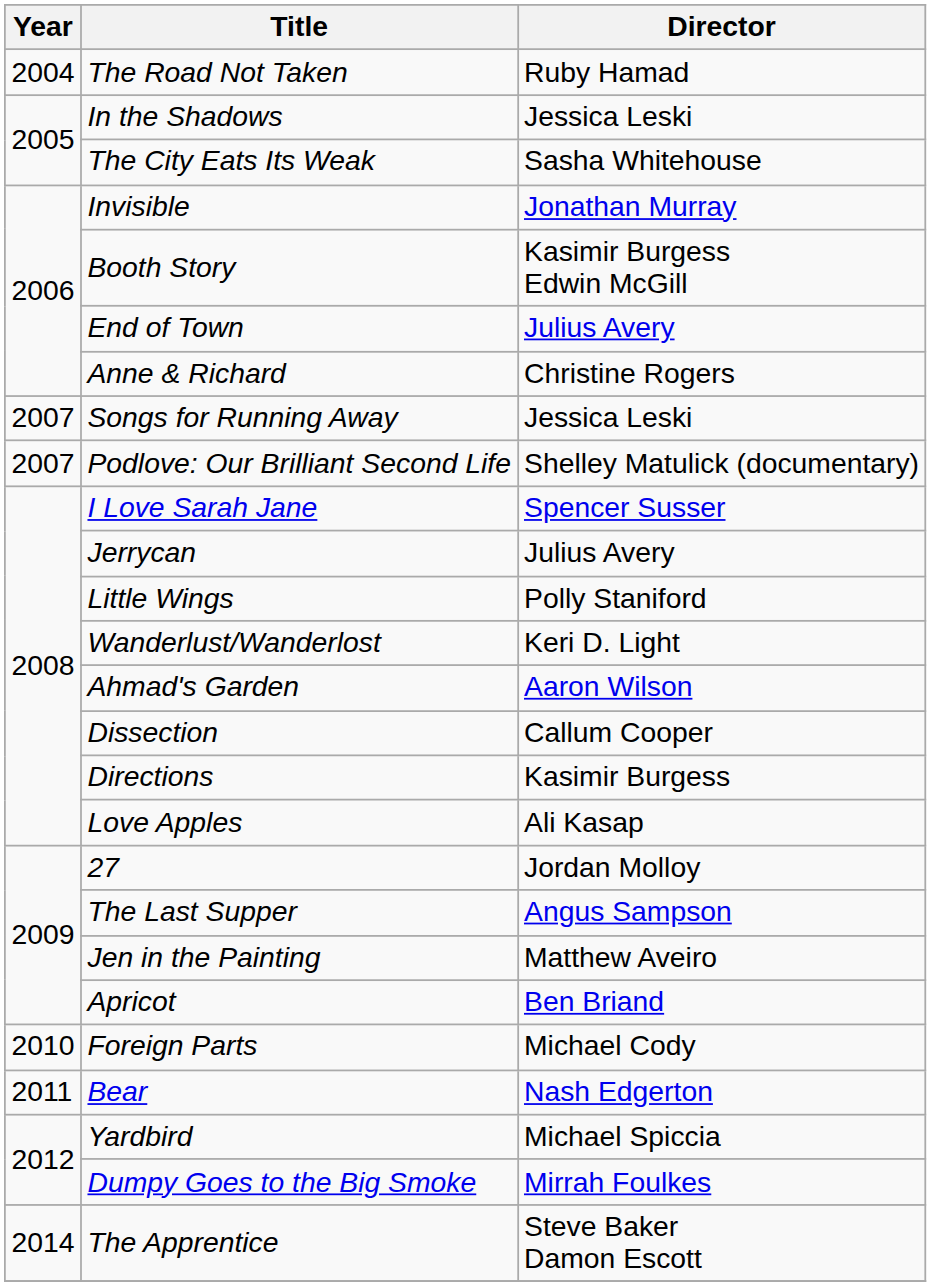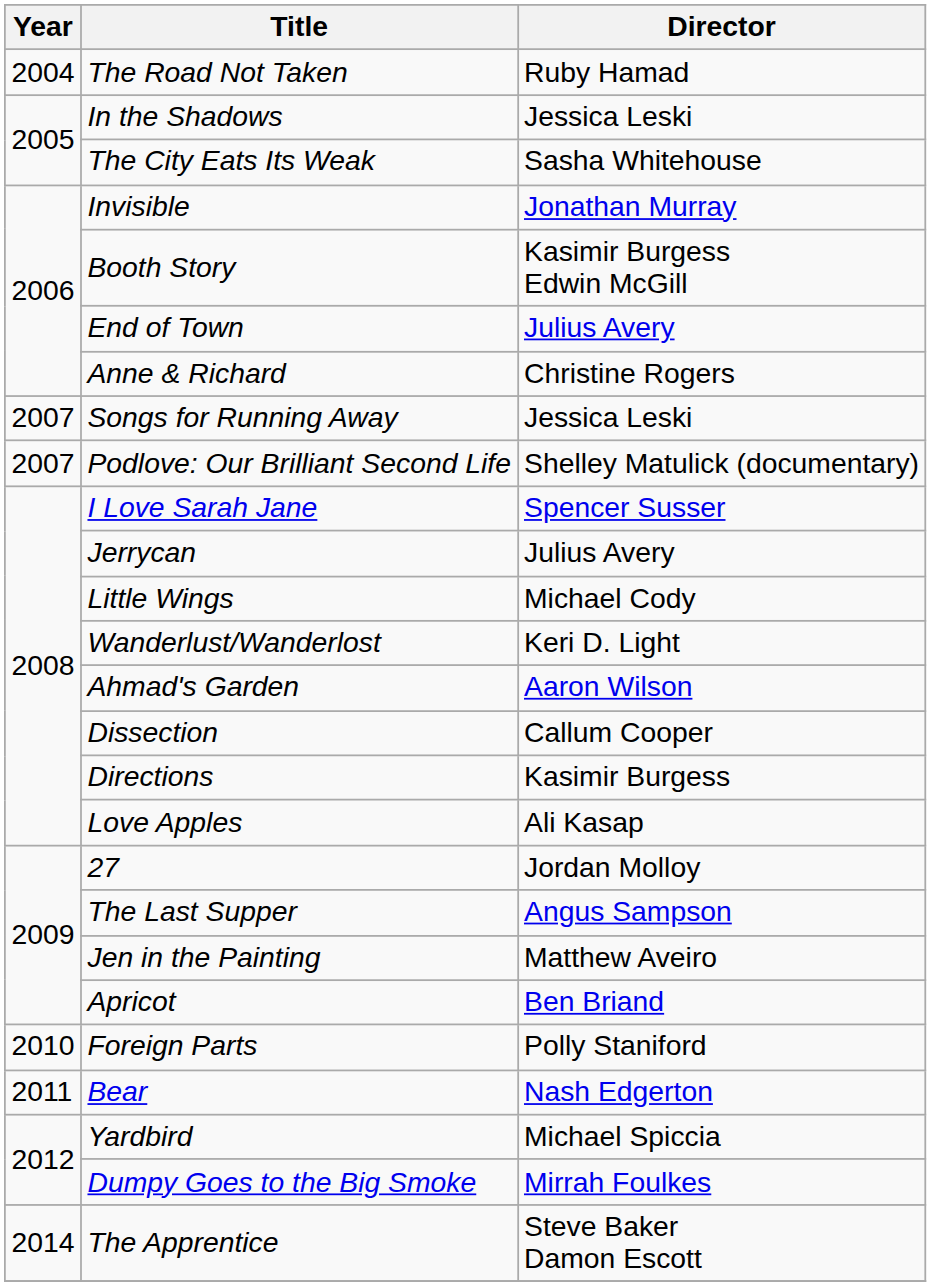(615, 597) Polly Staniford -> (610, 597) Michael Cody
(610, 1046) Michael Cody -> (615, 1046) Polly Staniford
